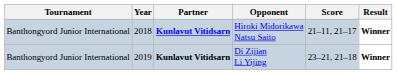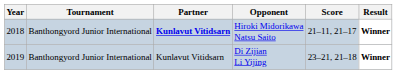columns swapped: (143, 12) <-> (68, 12)
(193, 57) bold -> (190, 57) normal
